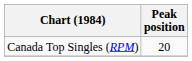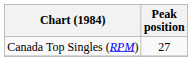(164, 46) 20 -> (164, 46) 27
